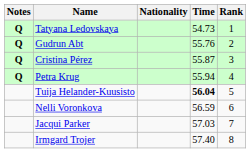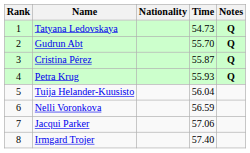columns swapped: (231, 12) <-> (19, 12)
(204, 44) 55.76 -> (203, 44) 55.70
(204, 76) 55.94 -> (203, 76) 55.93
(204, 92) bold -> (203, 92) normal
(204, 124) 57.03 -> (203, 124) 57.06
